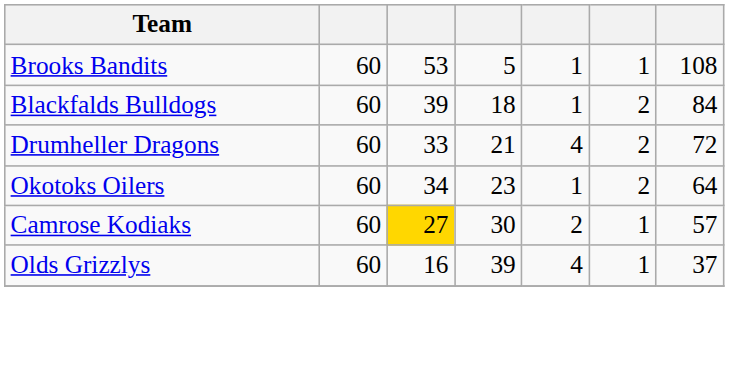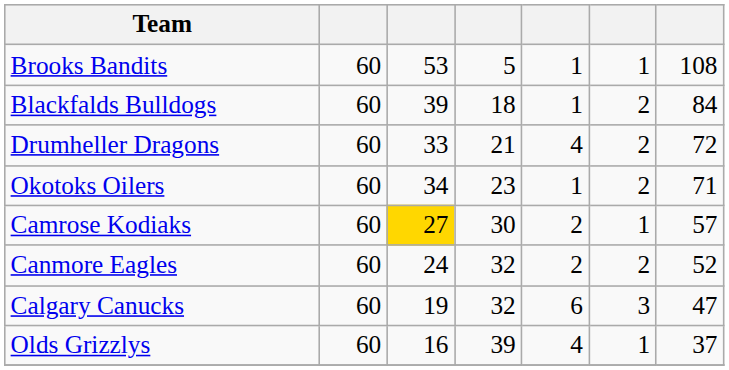(705, 184) 64 -> (705, 184) 71
+ row: (94, 265)
+ row: (97, 305)
